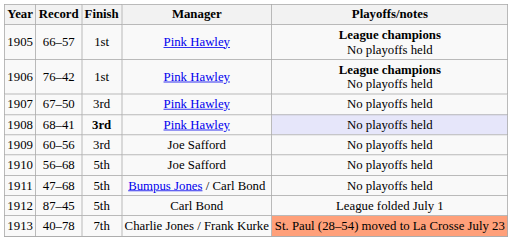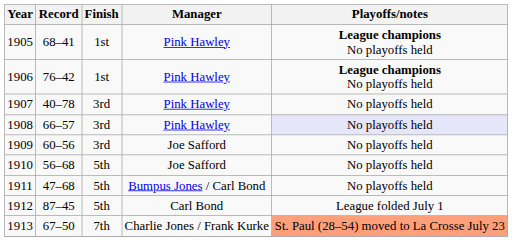(59, 42) 66–57 -> (59, 42) 68–41
(59, 104) 67–50 -> (59, 104) 40–78
(59, 124) 68–41 -> (59, 124) 66–57
(102, 124) bold -> (102, 124) normal
(59, 226) 40–78 -> (59, 226) 67–50
